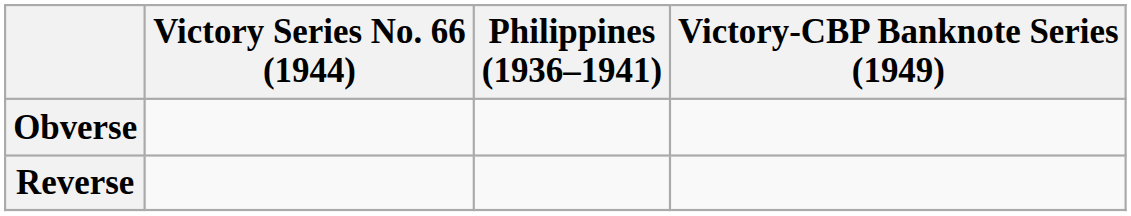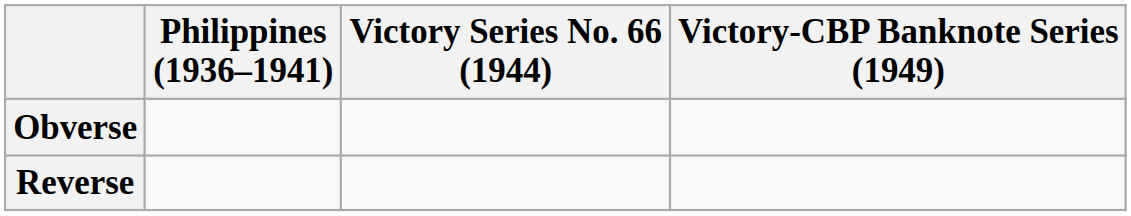columns swapped: (572, 51) <-> (309, 51)
